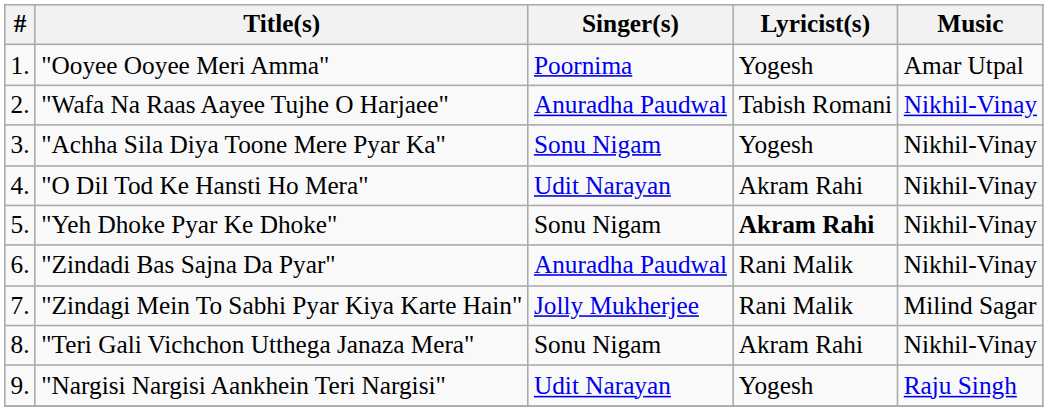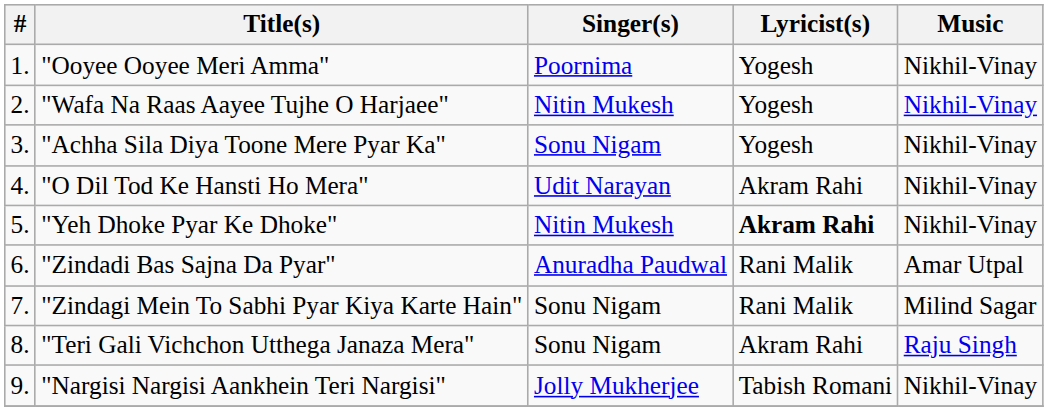(964, 64) Amar Utpal -> (970, 64) Nikhil-Vinay
(630, 104) Anuradha Paudwal -> (604, 104) Nitin Mukesh
(815, 104) Tabish Romani -> (776, 104) Yogesh
(598, 225) Sonu Nigam -> (604, 225) Nitin Mukesh
(970, 265) Nikhil-Vinay -> (964, 265) Amar Utpal
(616, 305) Jolly Mukherjee -> (598, 305) Sonu Nigam
(970, 345) Nikhil-Vinay -> (960, 345) Raju Singh
(602, 385) Udit Narayan -> (616, 385) Jolly Mukherjee
(776, 385) Yogesh -> (815, 385) Tabish Romani
(960, 385) Raju Singh -> (970, 385) Nikhil-Vinay
